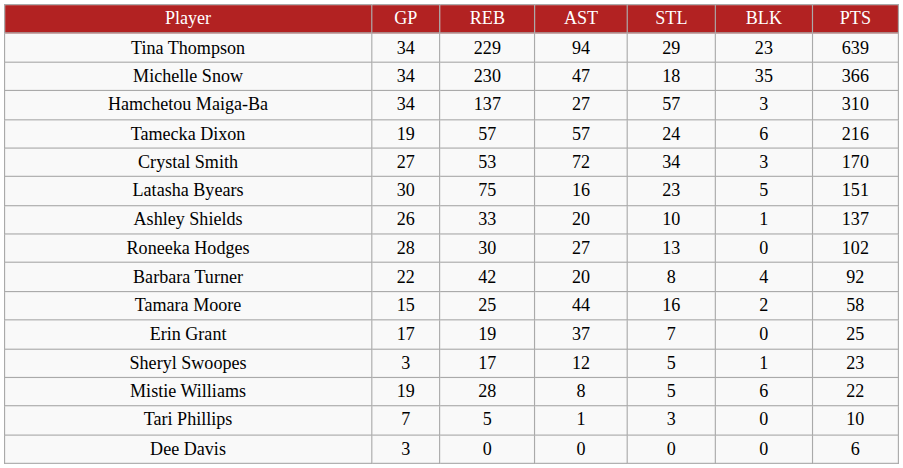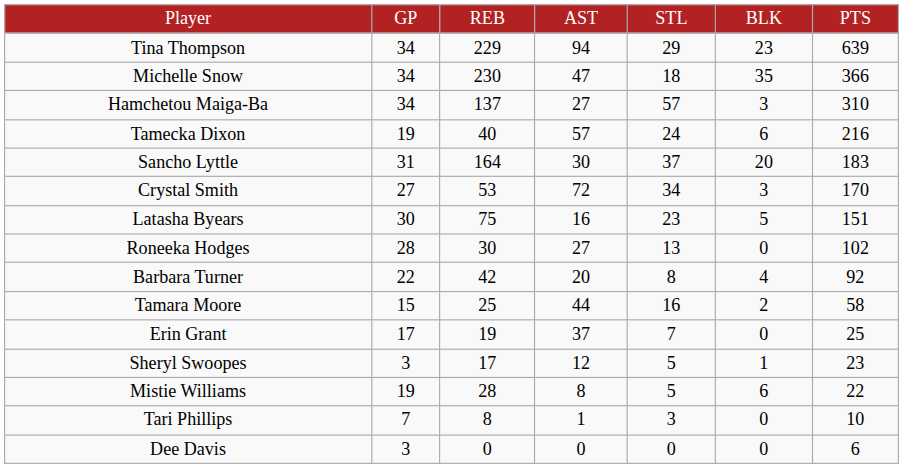(487, 133) 57 -> (487, 133) 40
+ row: (188, 162)
- row: (188, 219)
(487, 420) 5 -> (487, 420) 8
